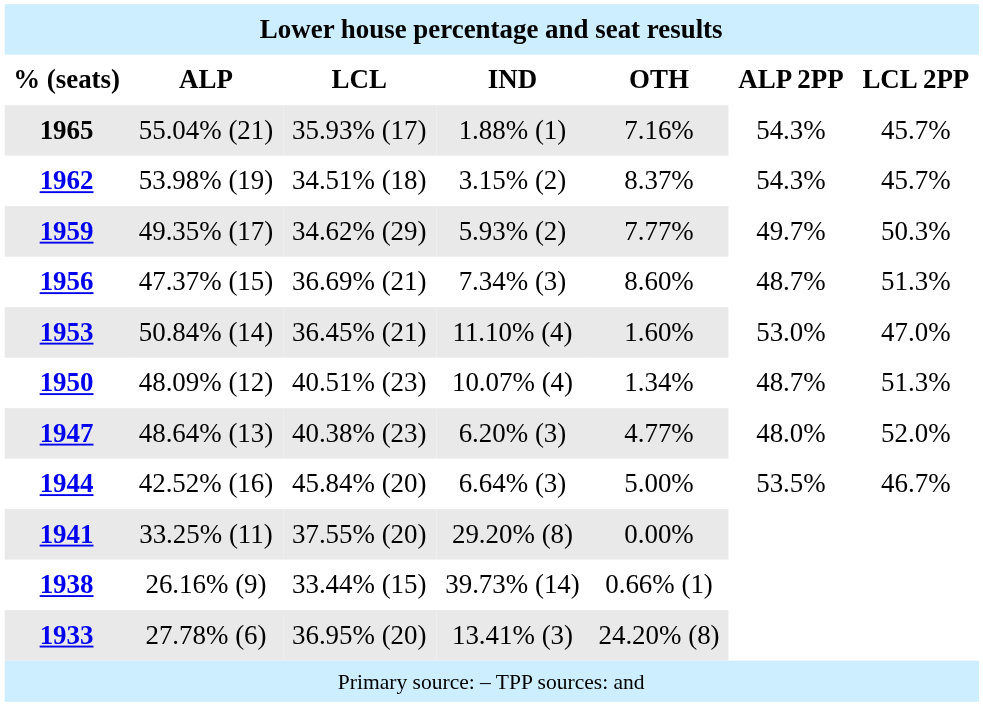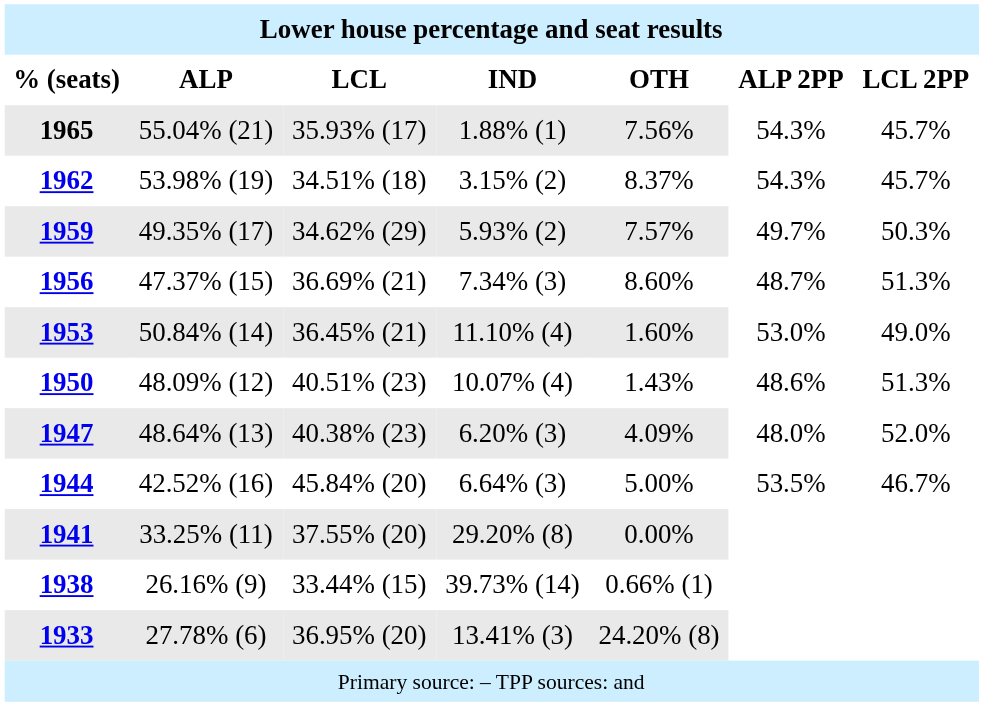(659, 129) 7.16% -> (659, 129) 7.56%
(659, 230) 7.77% -> (659, 230) 7.57%
(916, 331) 47.0% -> (916, 331) 49.0%
(659, 381) 1.34% -> (659, 381) 1.43%
(791, 381) 48.7% -> (791, 381) 48.6%
(659, 432) 4.77% -> (659, 432) 4.09%
